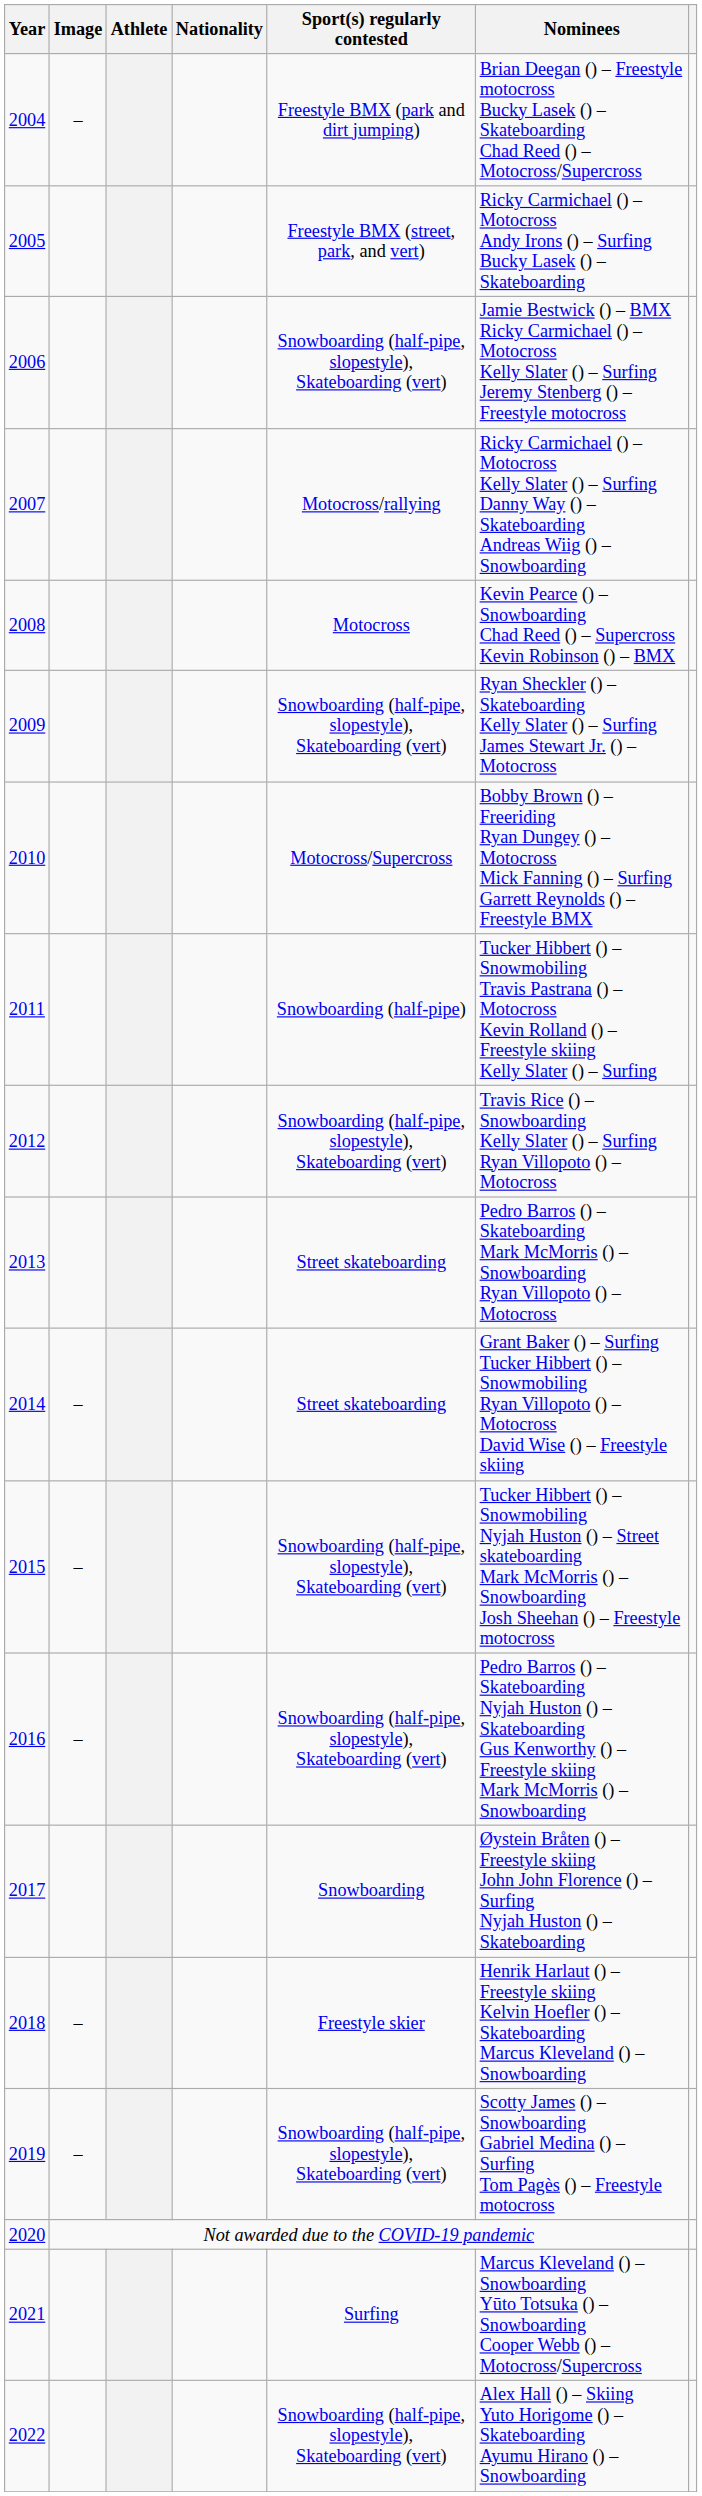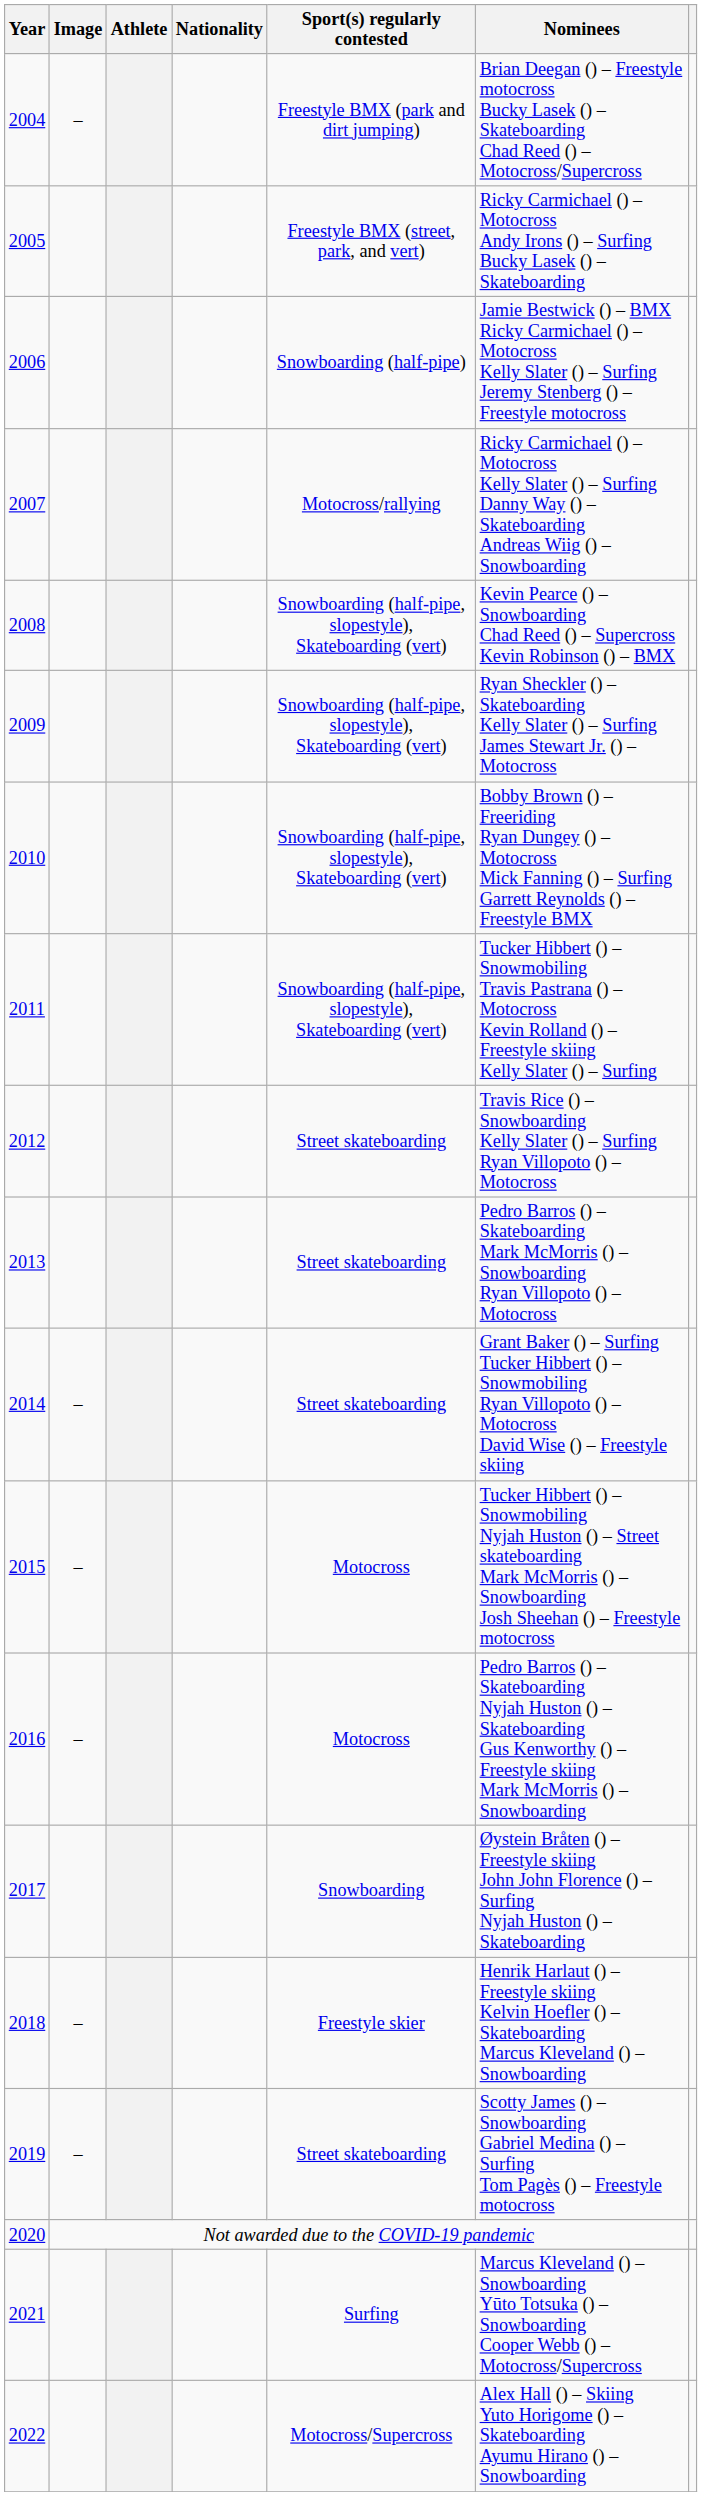(371, 362) Snowboarding (half-pipe, slopestyle), Skateboarding (vert) -> (371, 362) Snowboarding (half-pipe)
(371, 625) Motocross -> (371, 625) Snowboarding (half-pipe, slopestyle), Skateboarding (vert)
(371, 857) Motocross/Supercross -> (371, 857) Snowboarding (half-pipe, slopestyle), Skateboarding (vert)
(371, 1009) Snowboarding (half-pipe) -> (371, 1009) Snowboarding (half-pipe, slopestyle), Skateboarding (vert)
(371, 1141) Snowboarding (half-pipe, slopestyle), Skateboarding (vert) -> (371, 1141) Street skateboarding
(371, 1566) Snowboarding (half-pipe, slopestyle), Skateboarding (vert) -> (371, 1566) Motocross
(371, 1739) Snowboarding (half-pipe, slopestyle), Skateboarding (vert) -> (371, 1739) Motocross
(371, 2154) Snowboarding (half-pipe, slopestyle), Skateboarding (vert) -> (371, 2154) Street skateboarding
(371, 2435) Snowboarding (half-pipe, slopestyle), Skateboarding (vert) -> (371, 2435) Motocross/Supercross
